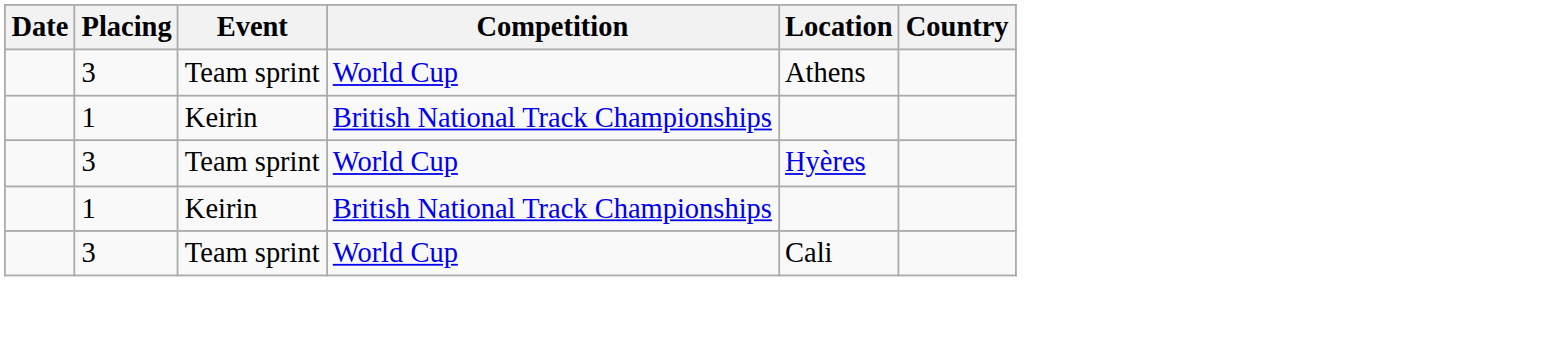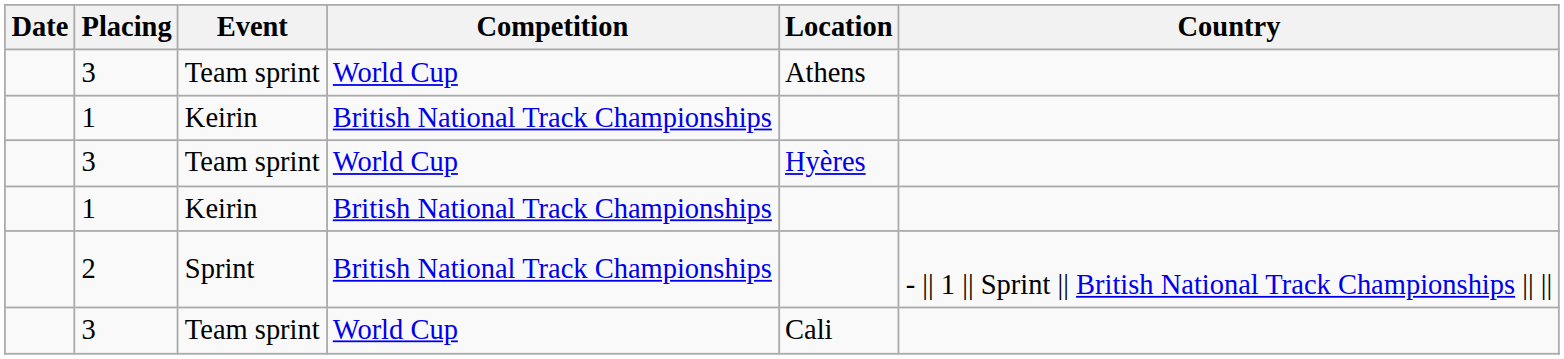+ row: (89, 268)
